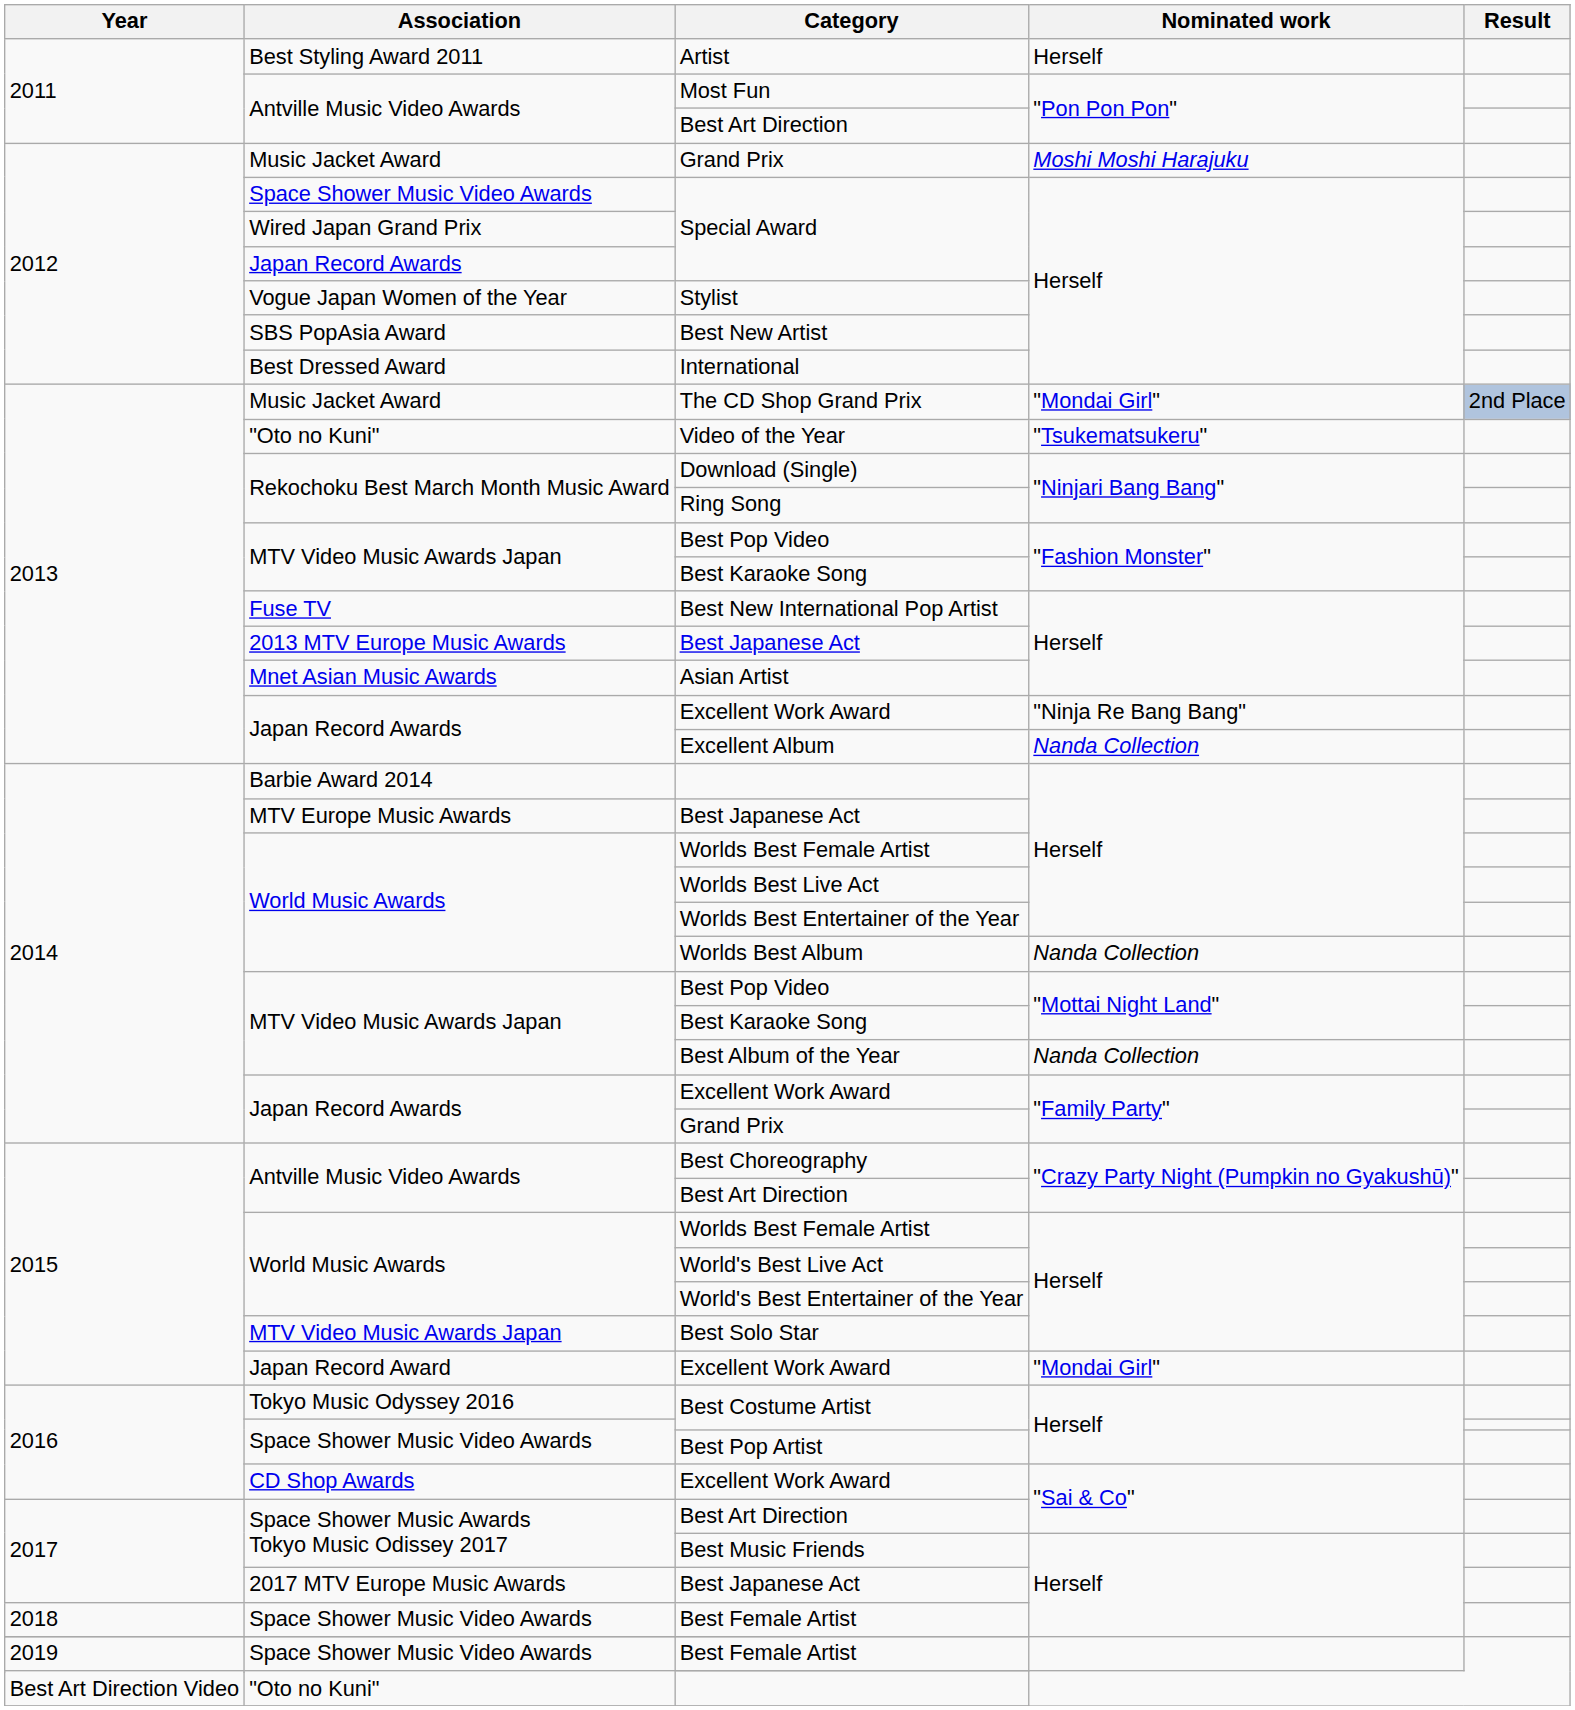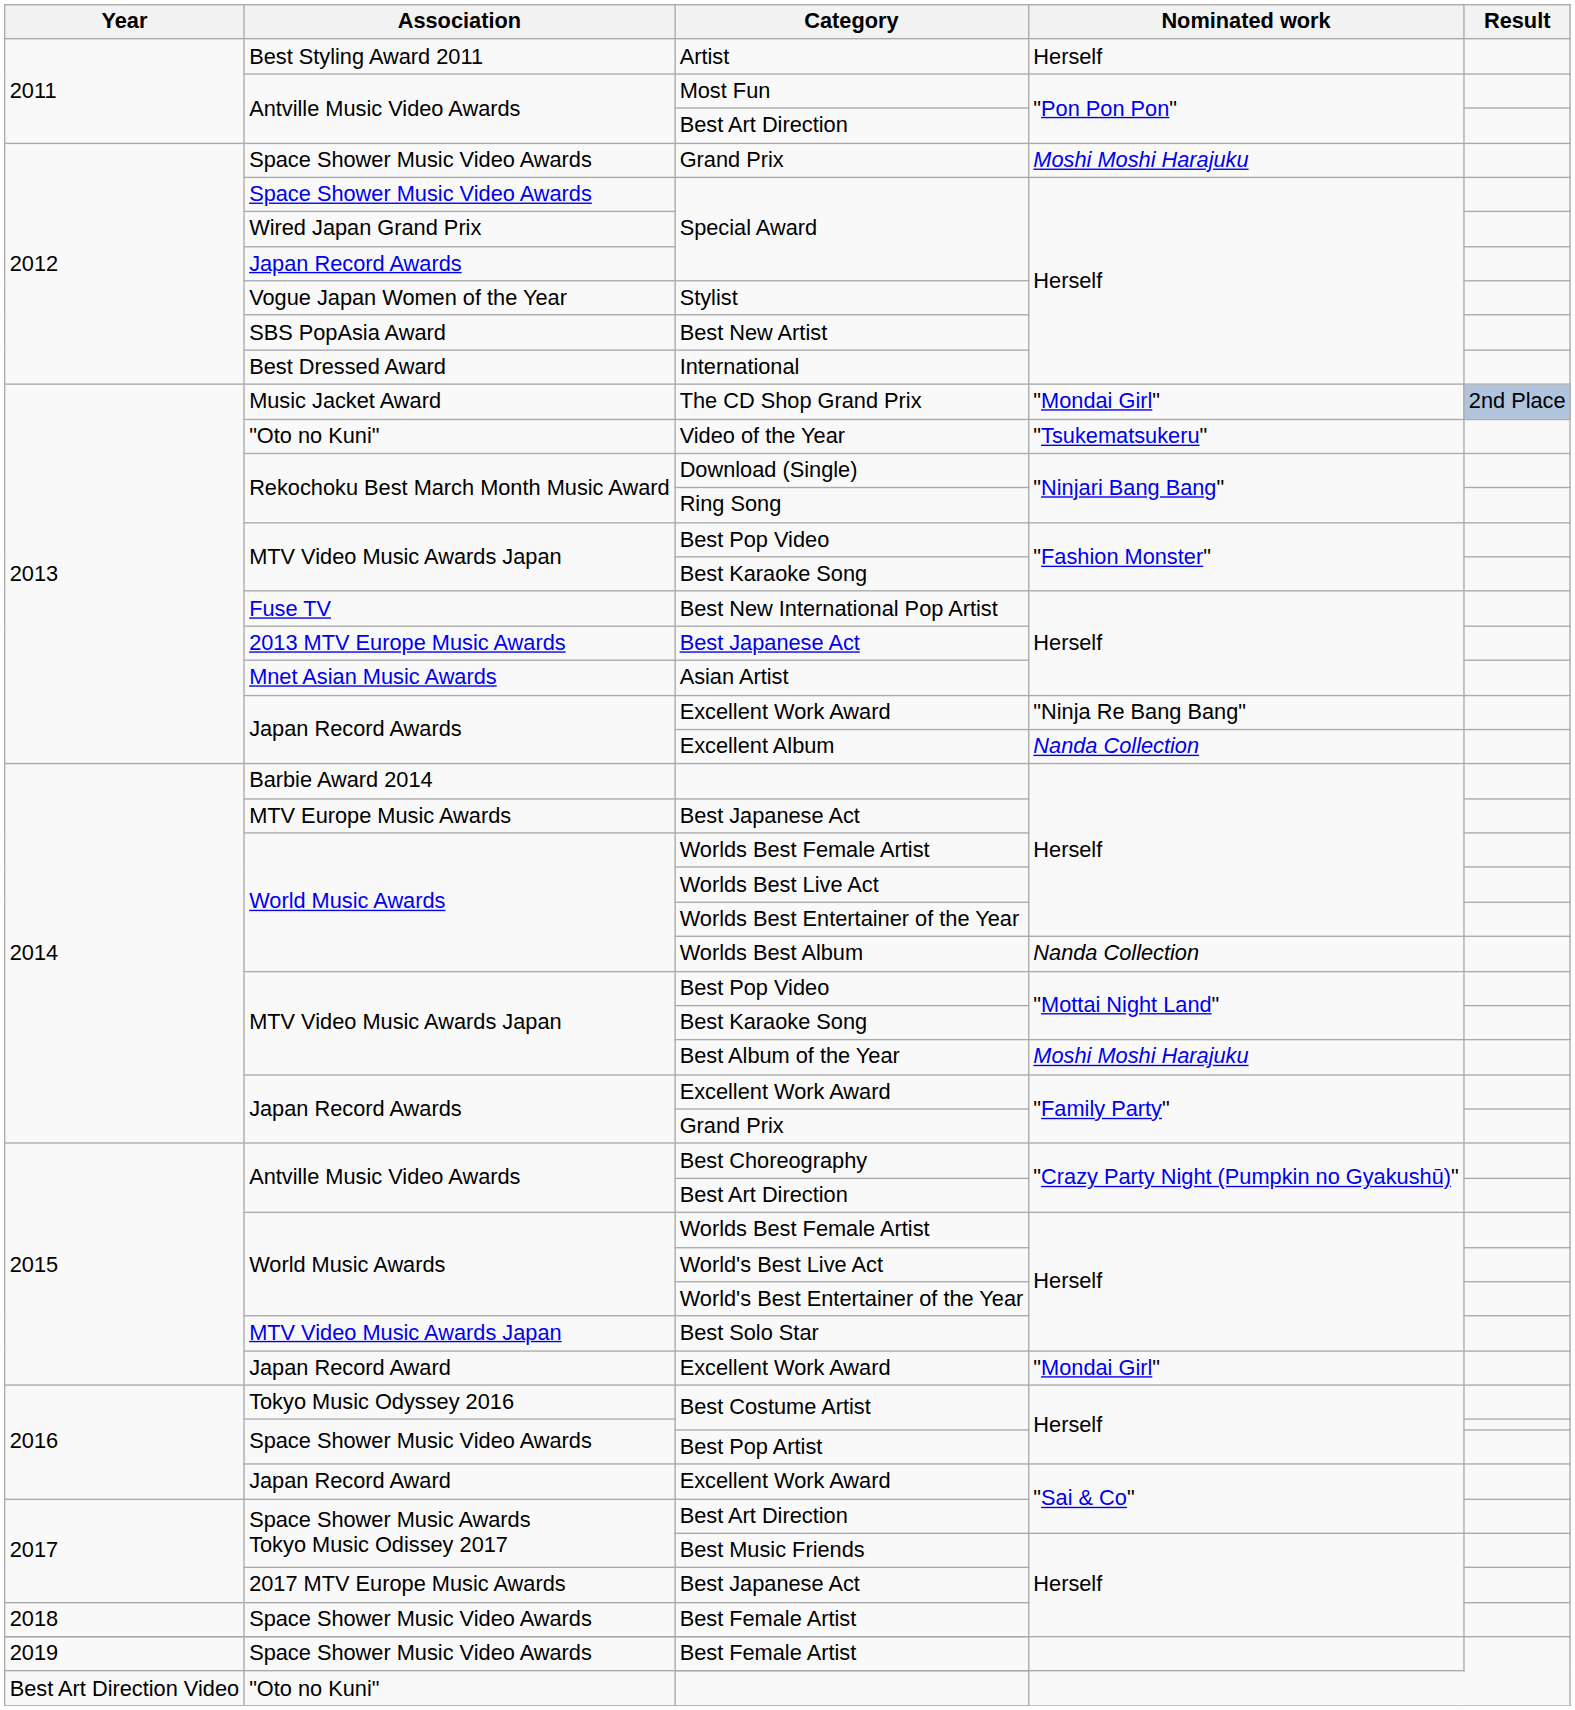(345, 159) Music Jacket Award -> (420, 159) Space Shower Music Video Awards
(1116, 1057) Nanda Collection -> (1141, 1057) Moshi Moshi Harajuku
(332, 1481) CD Shop Awards -> (350, 1481) Japan Record Award
